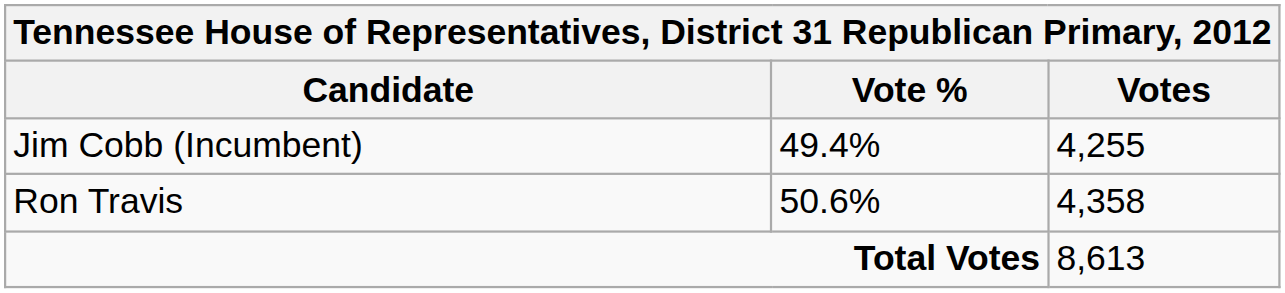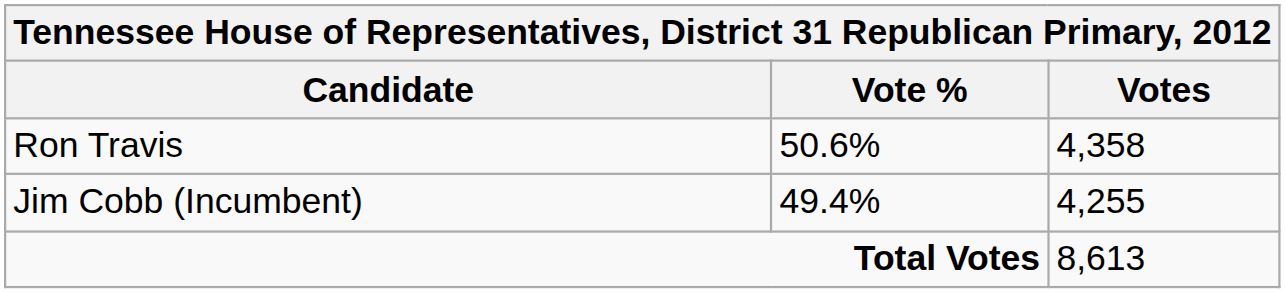rows swapped: (98, 201) <-> (188, 145)
